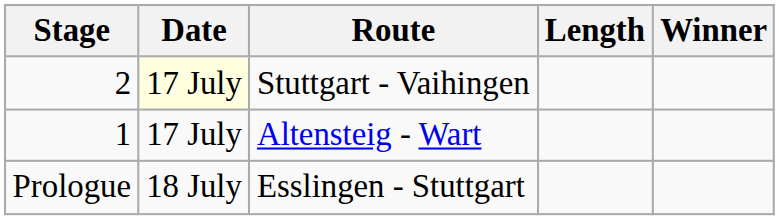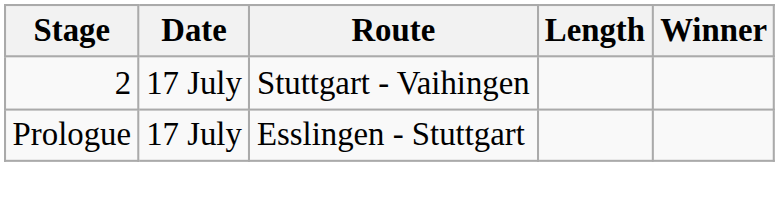(194, 82) lightyellow background -> (194, 82) no background
- row: (369, 134)
(194, 186) 18 July -> (194, 134) 17 July
